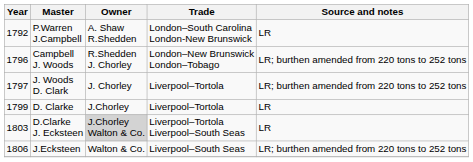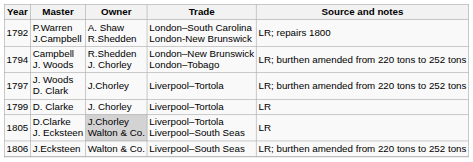(265, 33) LR -> (295, 33) LR; repairs 1800
(17, 59) 1796 -> (17, 59) 1794
(110, 86) J. Chorley -> (108, 86) J.Chorley
(108, 107) J.Chorley -> (110, 107) J. Chorley
(17, 128) 1803 -> (17, 128) 1805
